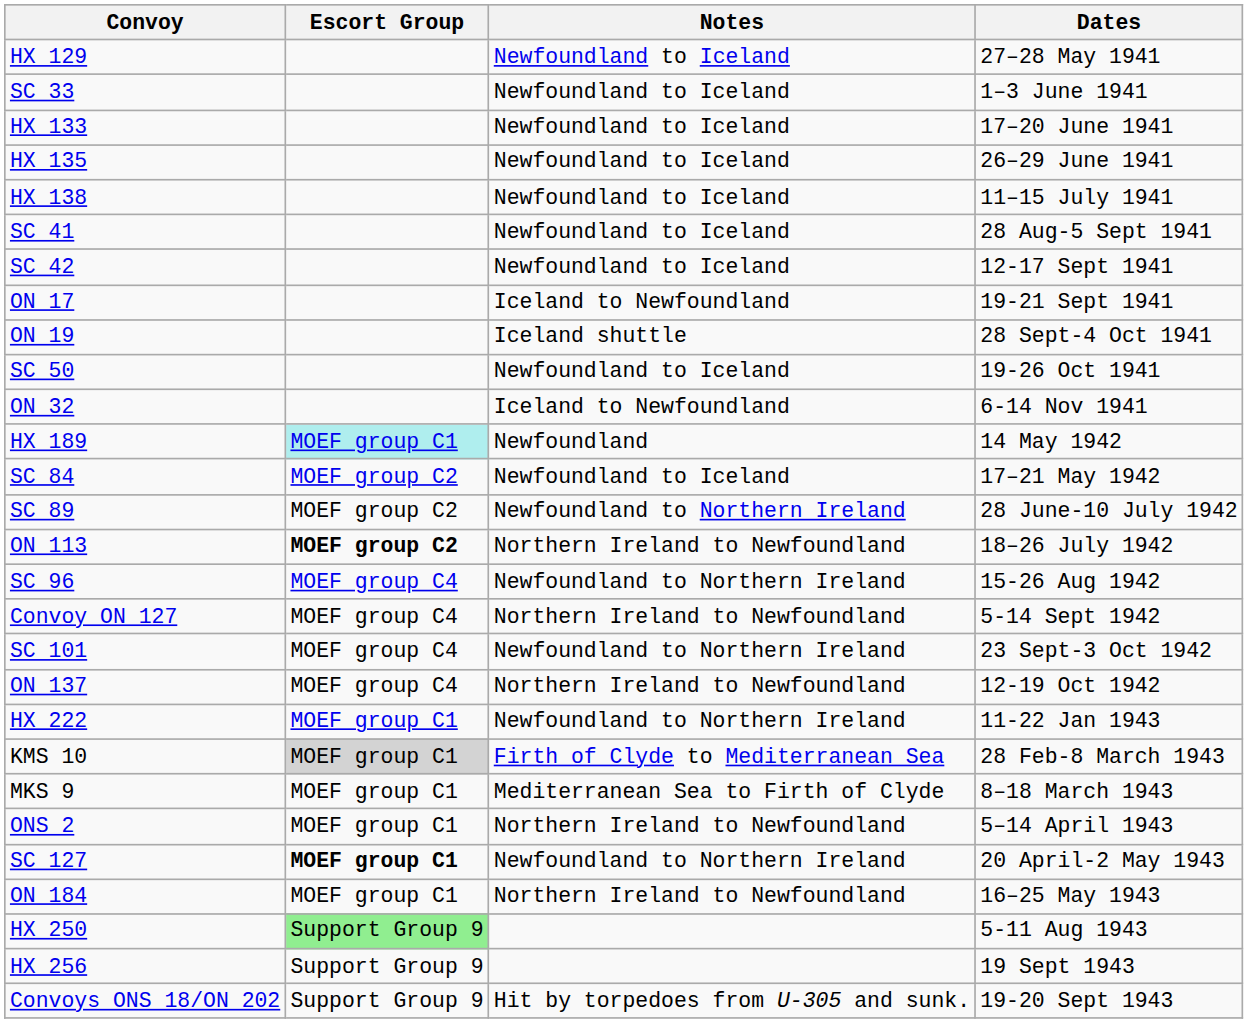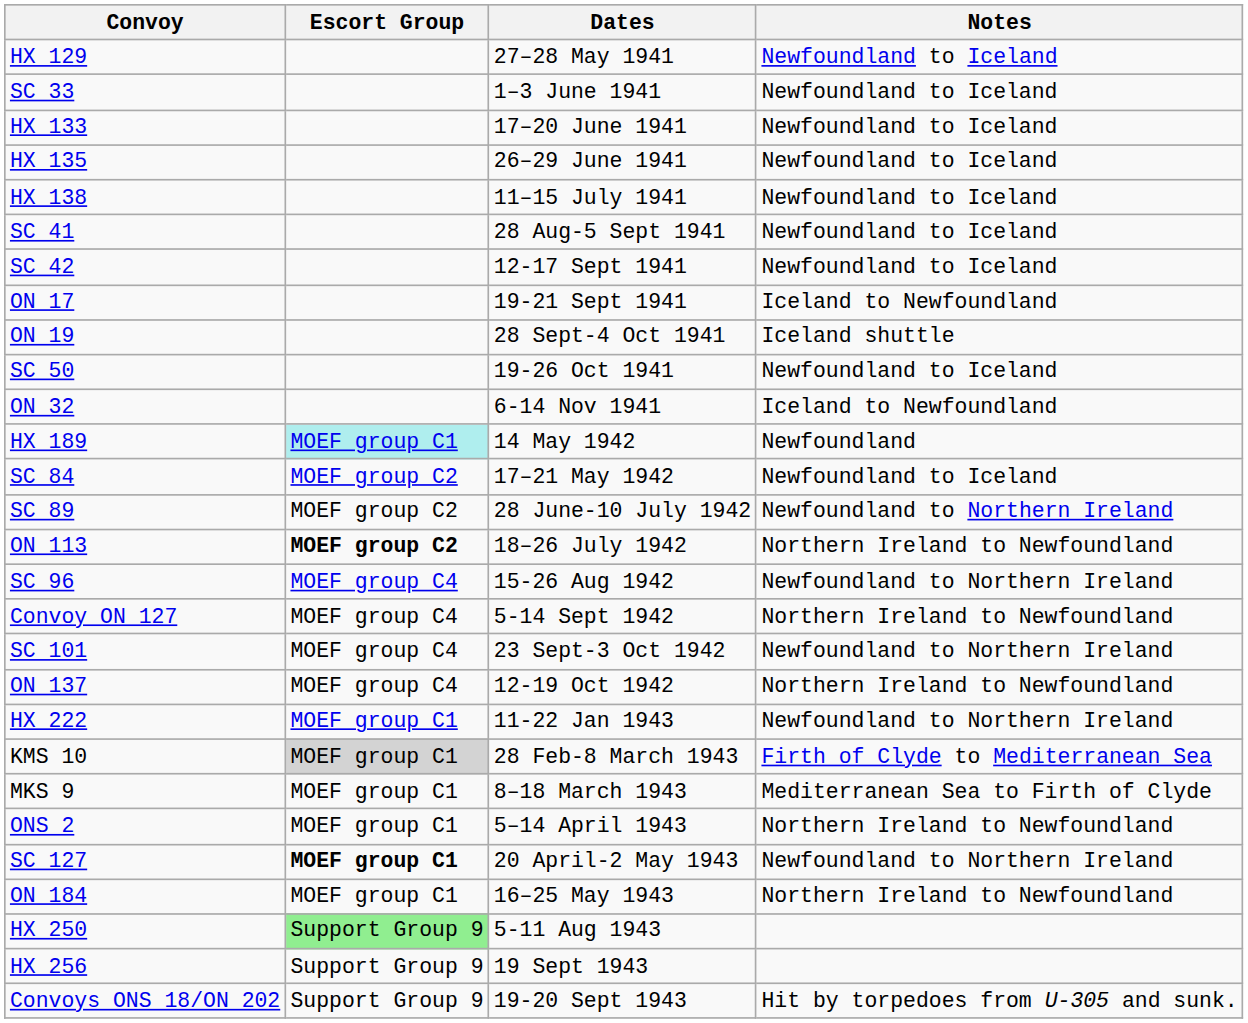columns swapped: (1109, 22) <-> (732, 22)
